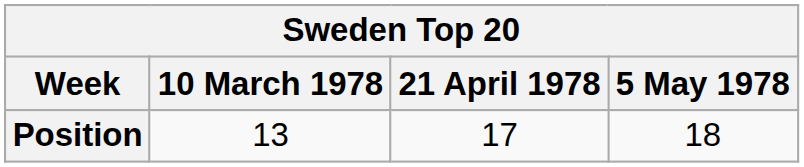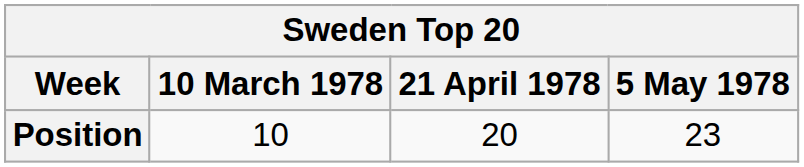(270, 135) 13 -> (270, 135) 10
(499, 135) 17 -> (499, 135) 20
(703, 135) 18 -> (703, 135) 23
